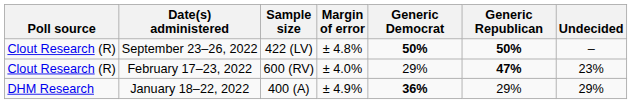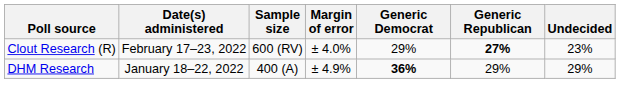- row: (190, 49)
(509, 69) 47% -> (498, 49) 27%
